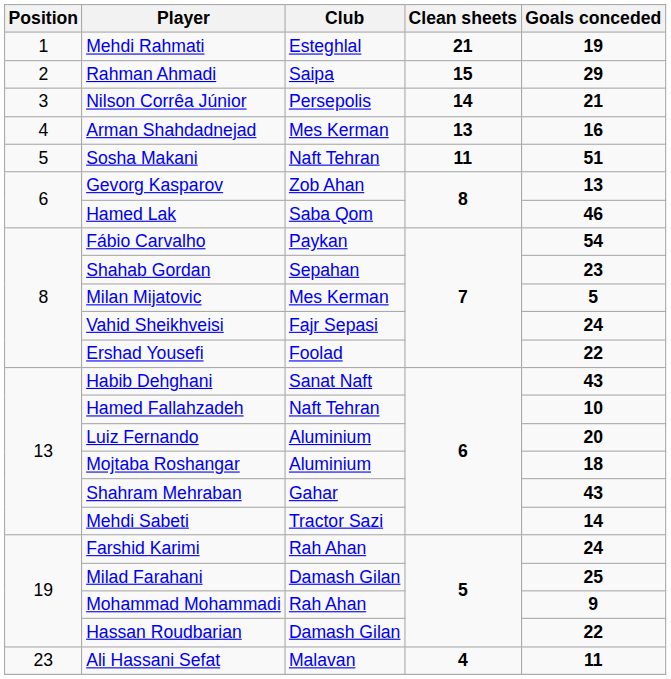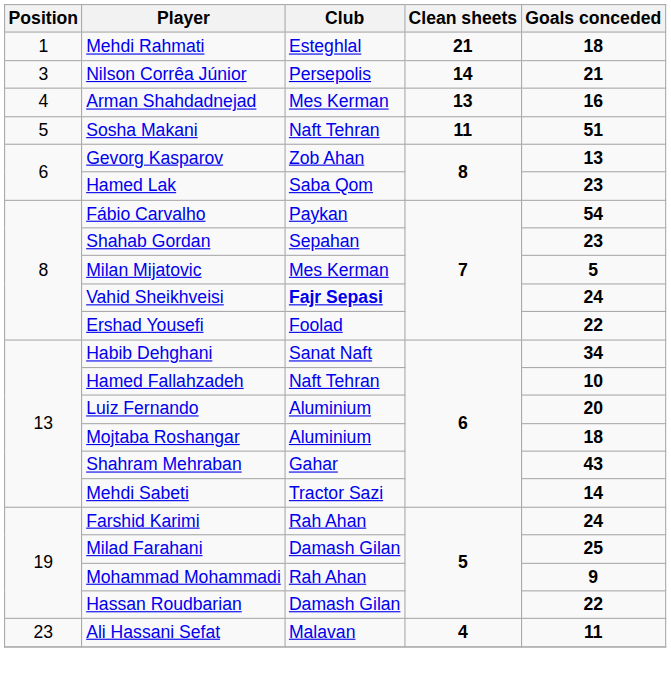(593, 46) 19 -> (593, 46) 18
- row: (151, 74)
(593, 213) 46 -> (593, 185) 23
(333, 325) normal -> (336, 297) bold
(593, 381) 43 -> (593, 353) 34
